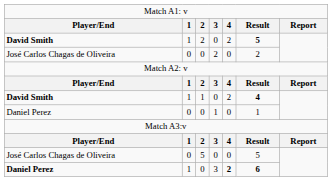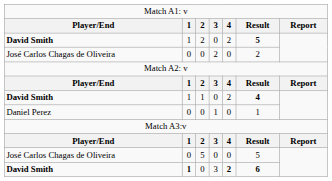(30, 169) Daniel Perez -> (30, 169) David Smith
(189, 169) normal -> (189, 169) bold
